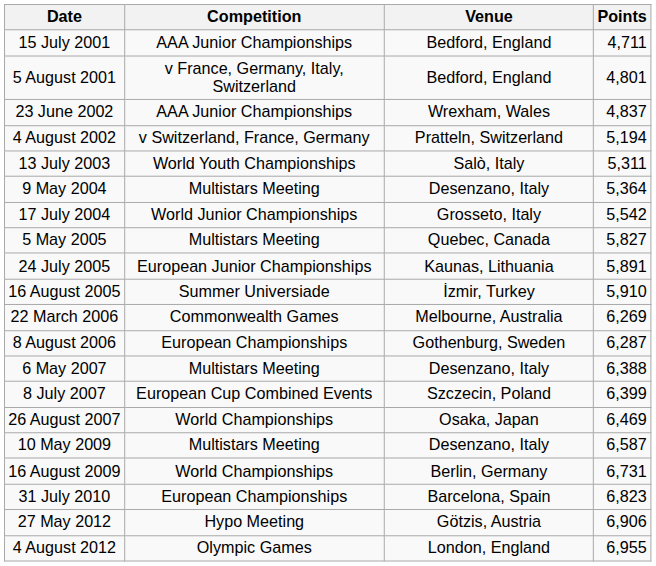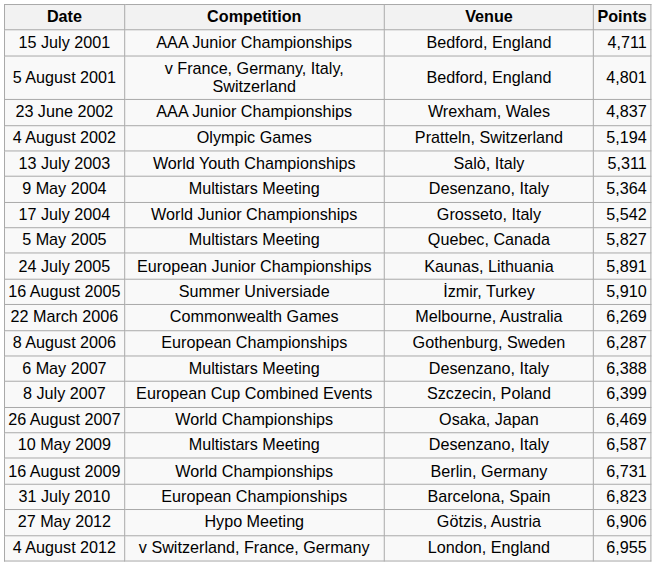(254, 138) v Switzerland, France, Germany -> (254, 138) Olympic Games
(254, 548) Olympic Games -> (254, 548) v Switzerland, France, Germany
